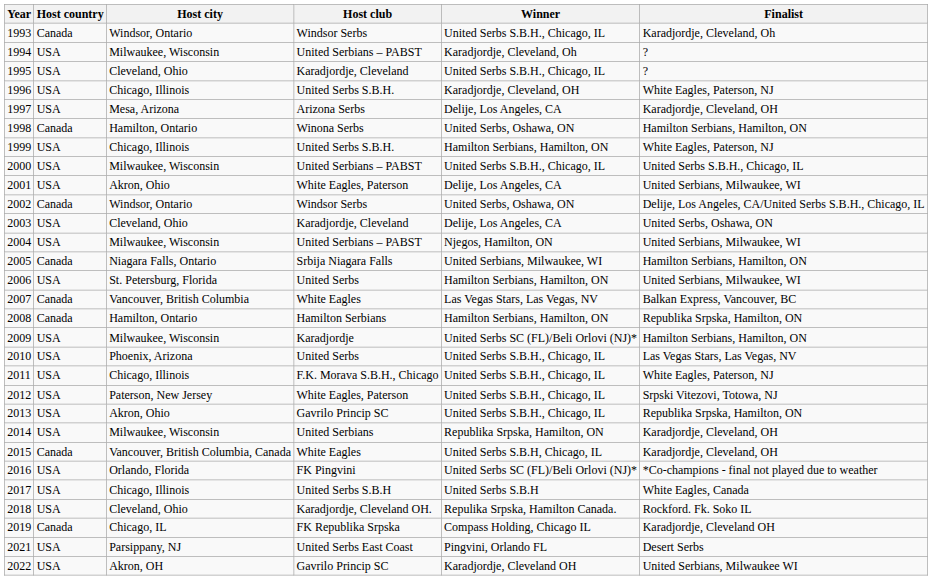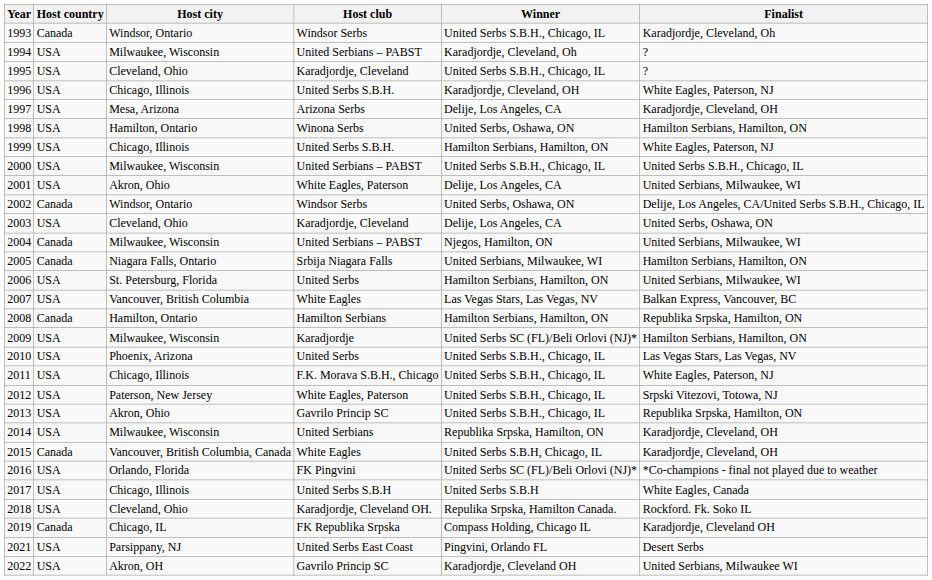(55, 128) Canada -> (49, 128) USA
(49, 242) USA -> (55, 242) Canada
(55, 299) Canada -> (49, 299) USA
